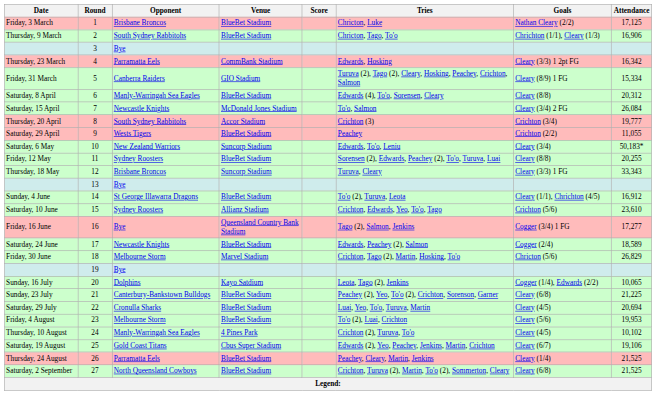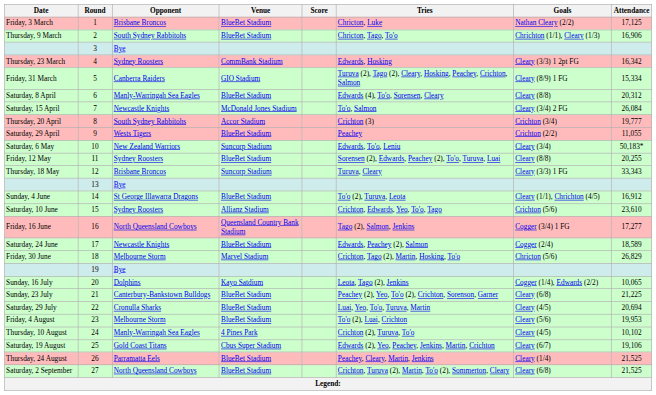(137, 61) Parramatta Eels -> (138, 61) Sydney Roosters
(120, 227) Bye -> (155, 227) North Queensland Cowboys
